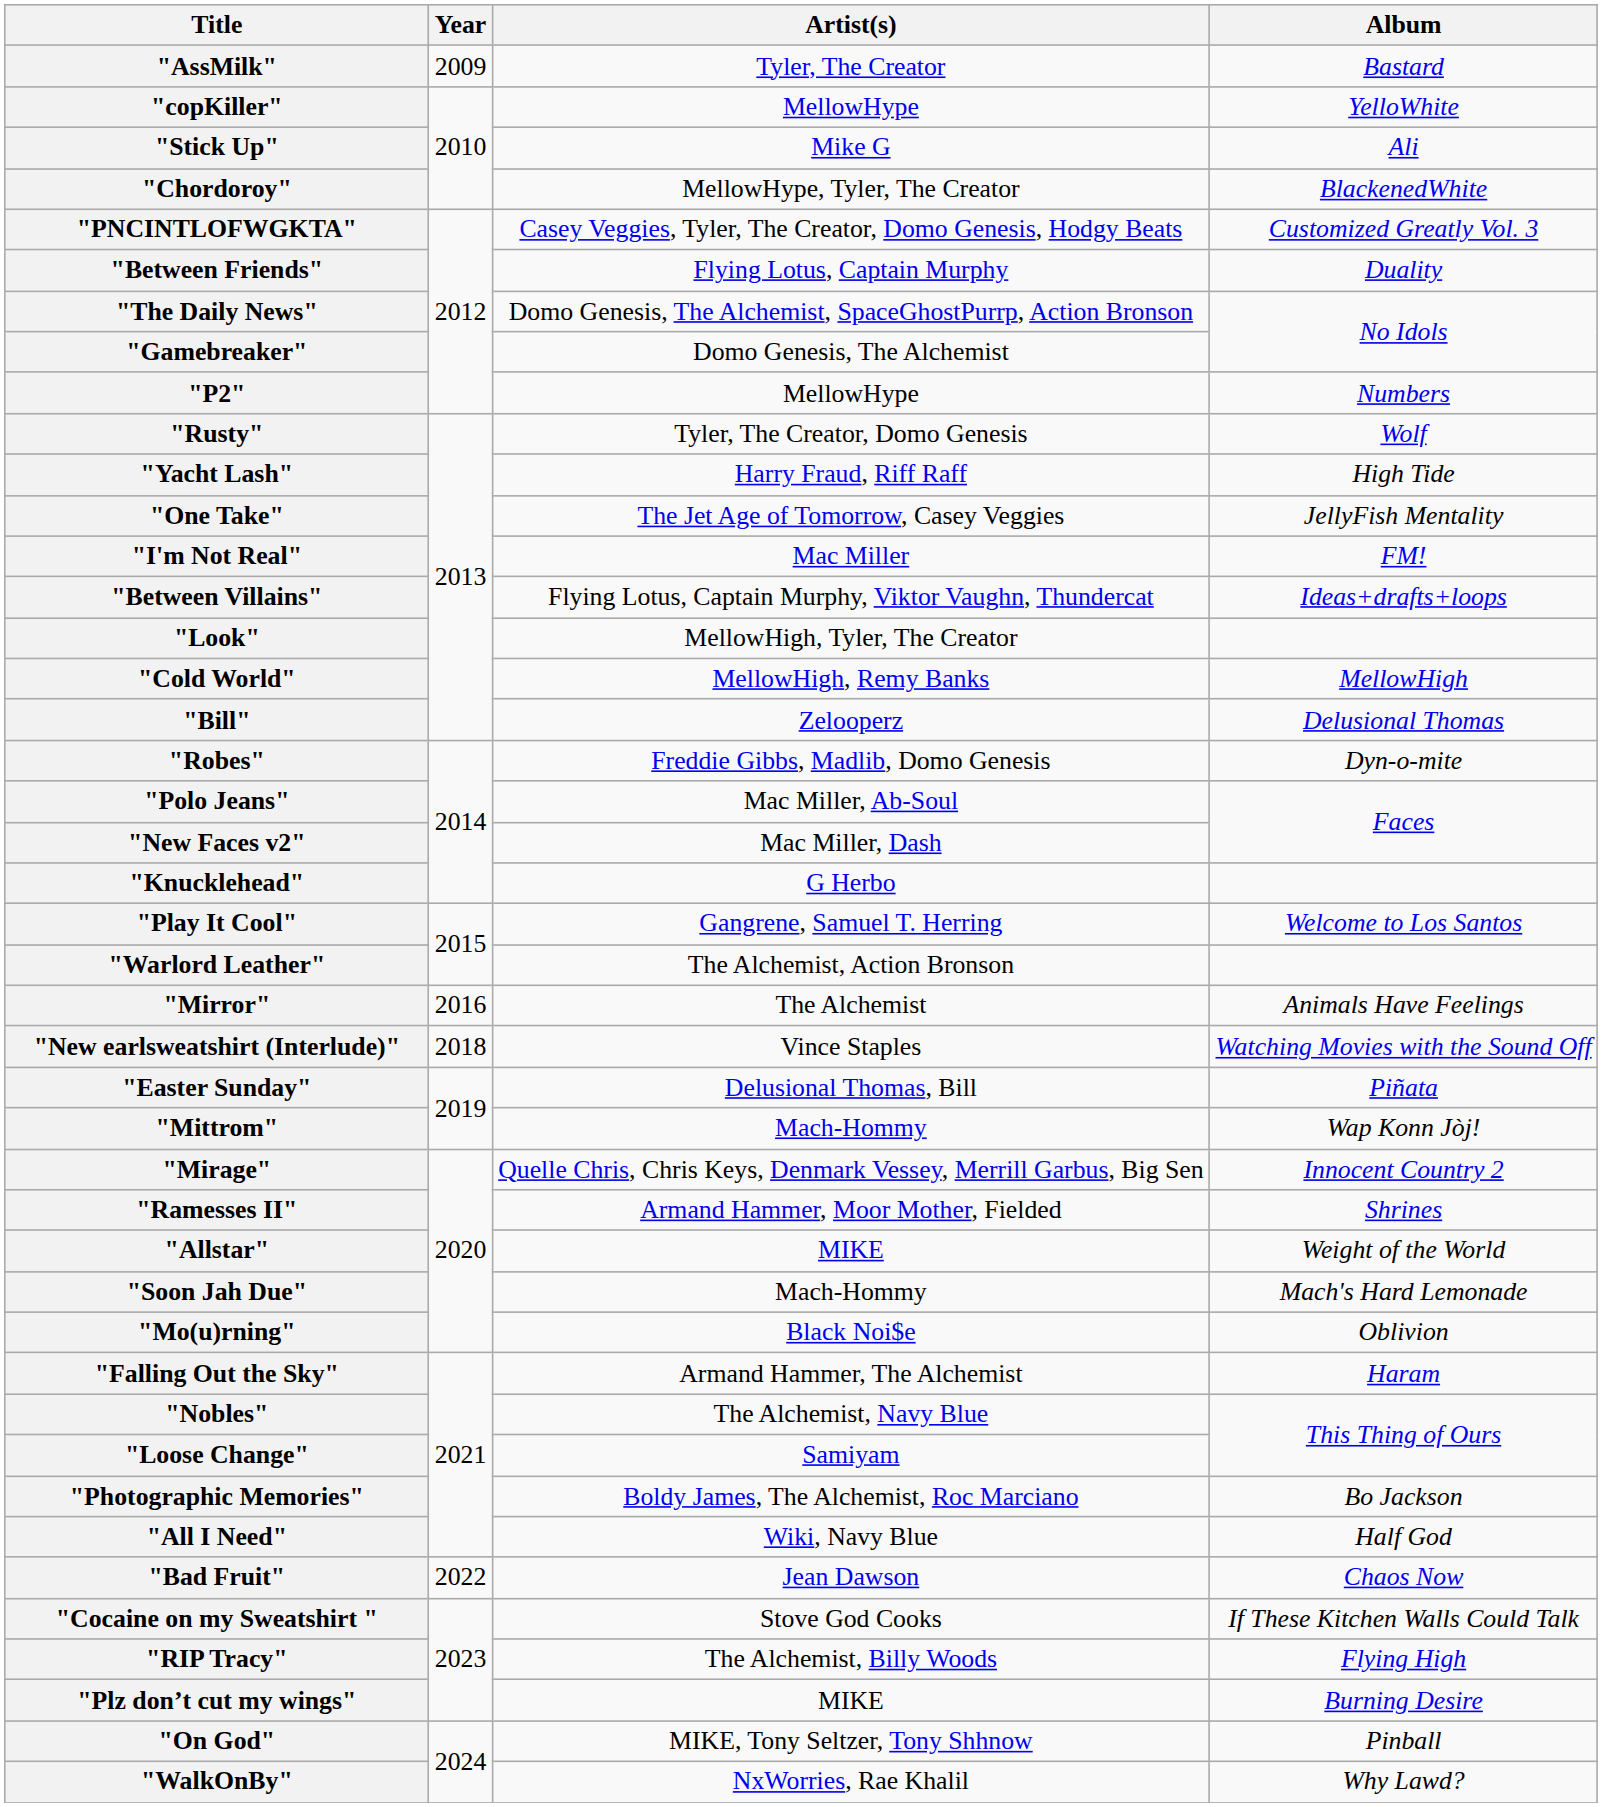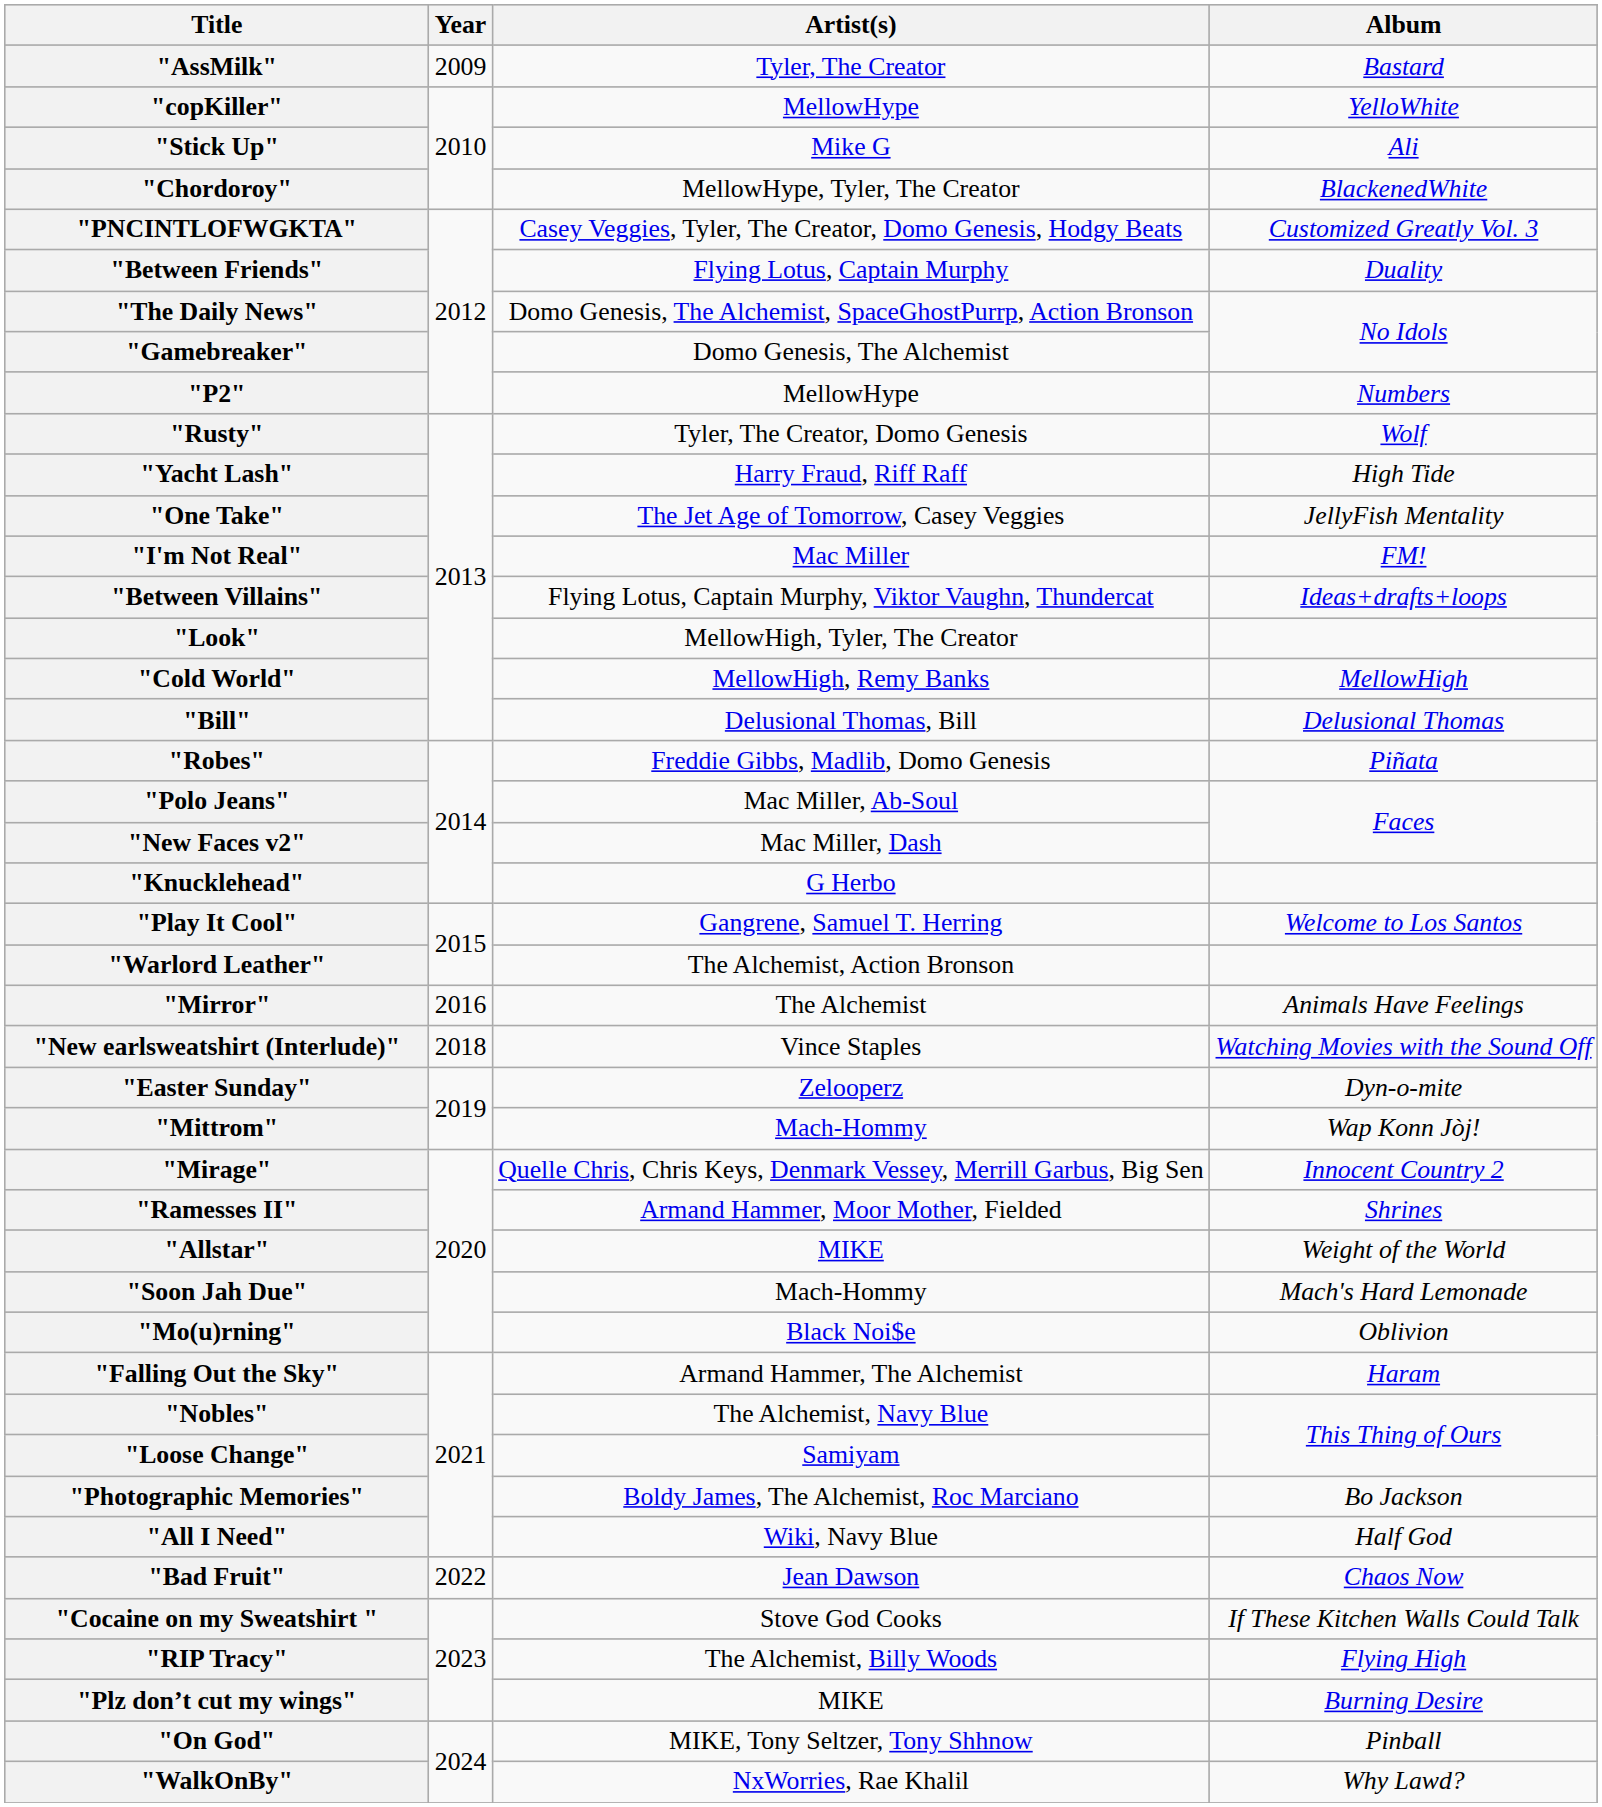(851, 719) Zelooperz -> (851, 719) Delusional Thomas, Bill
(1404, 760) Dyn-o-mite -> (1404, 760) Piñata
(851, 1087) Delusional Thomas, Bill -> (851, 1087) Zelooperz
(1404, 1087) Piñata -> (1404, 1087) Dyn-o-mite
